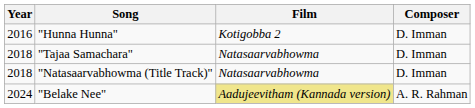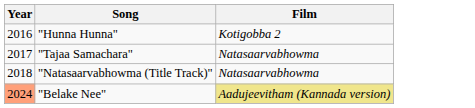- column: (432, 14)
(20, 53) 2018 -> (20, 53) 2017
(20, 93) no background -> (20, 93) lightsalmon background
